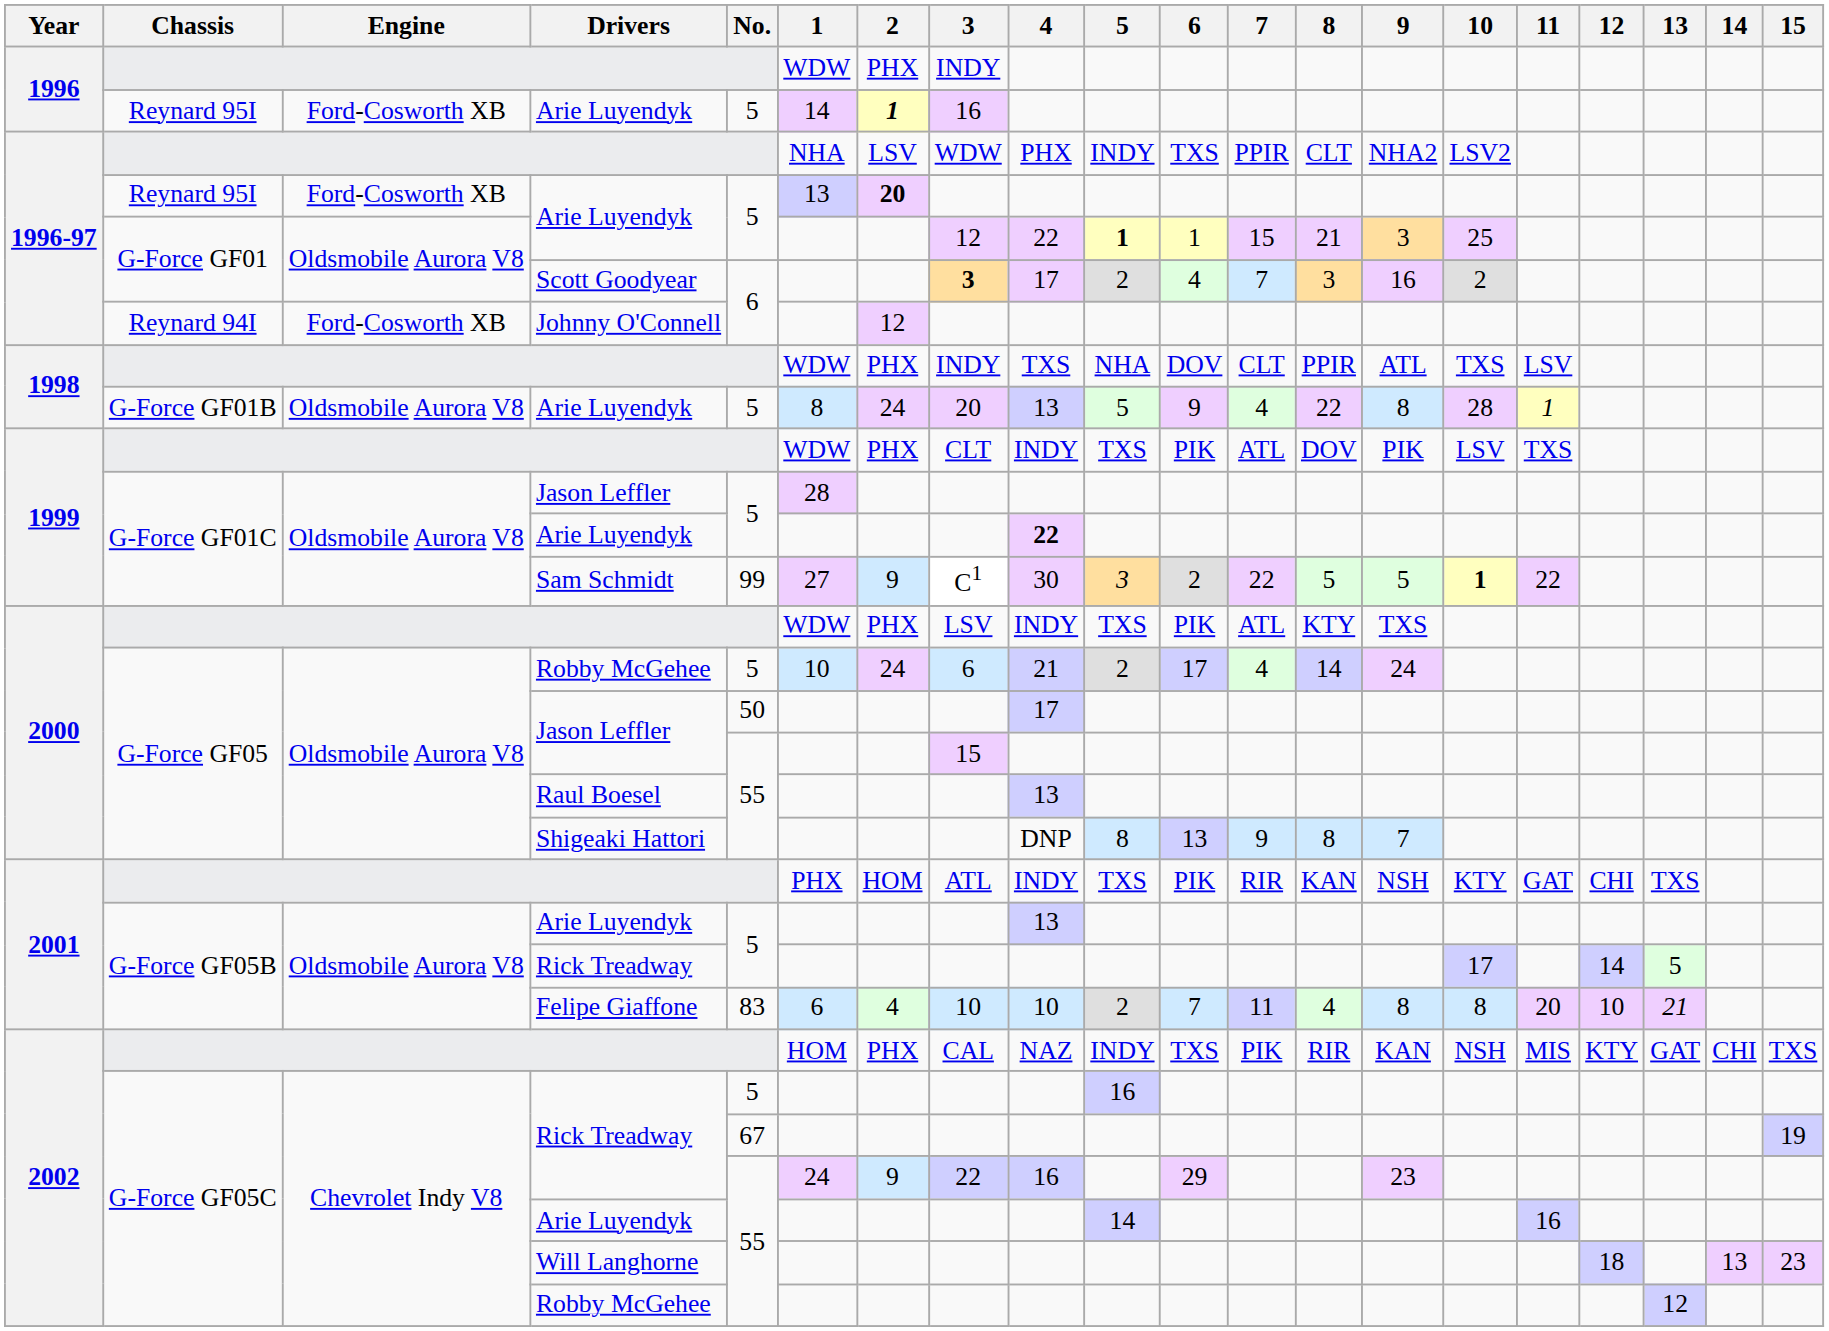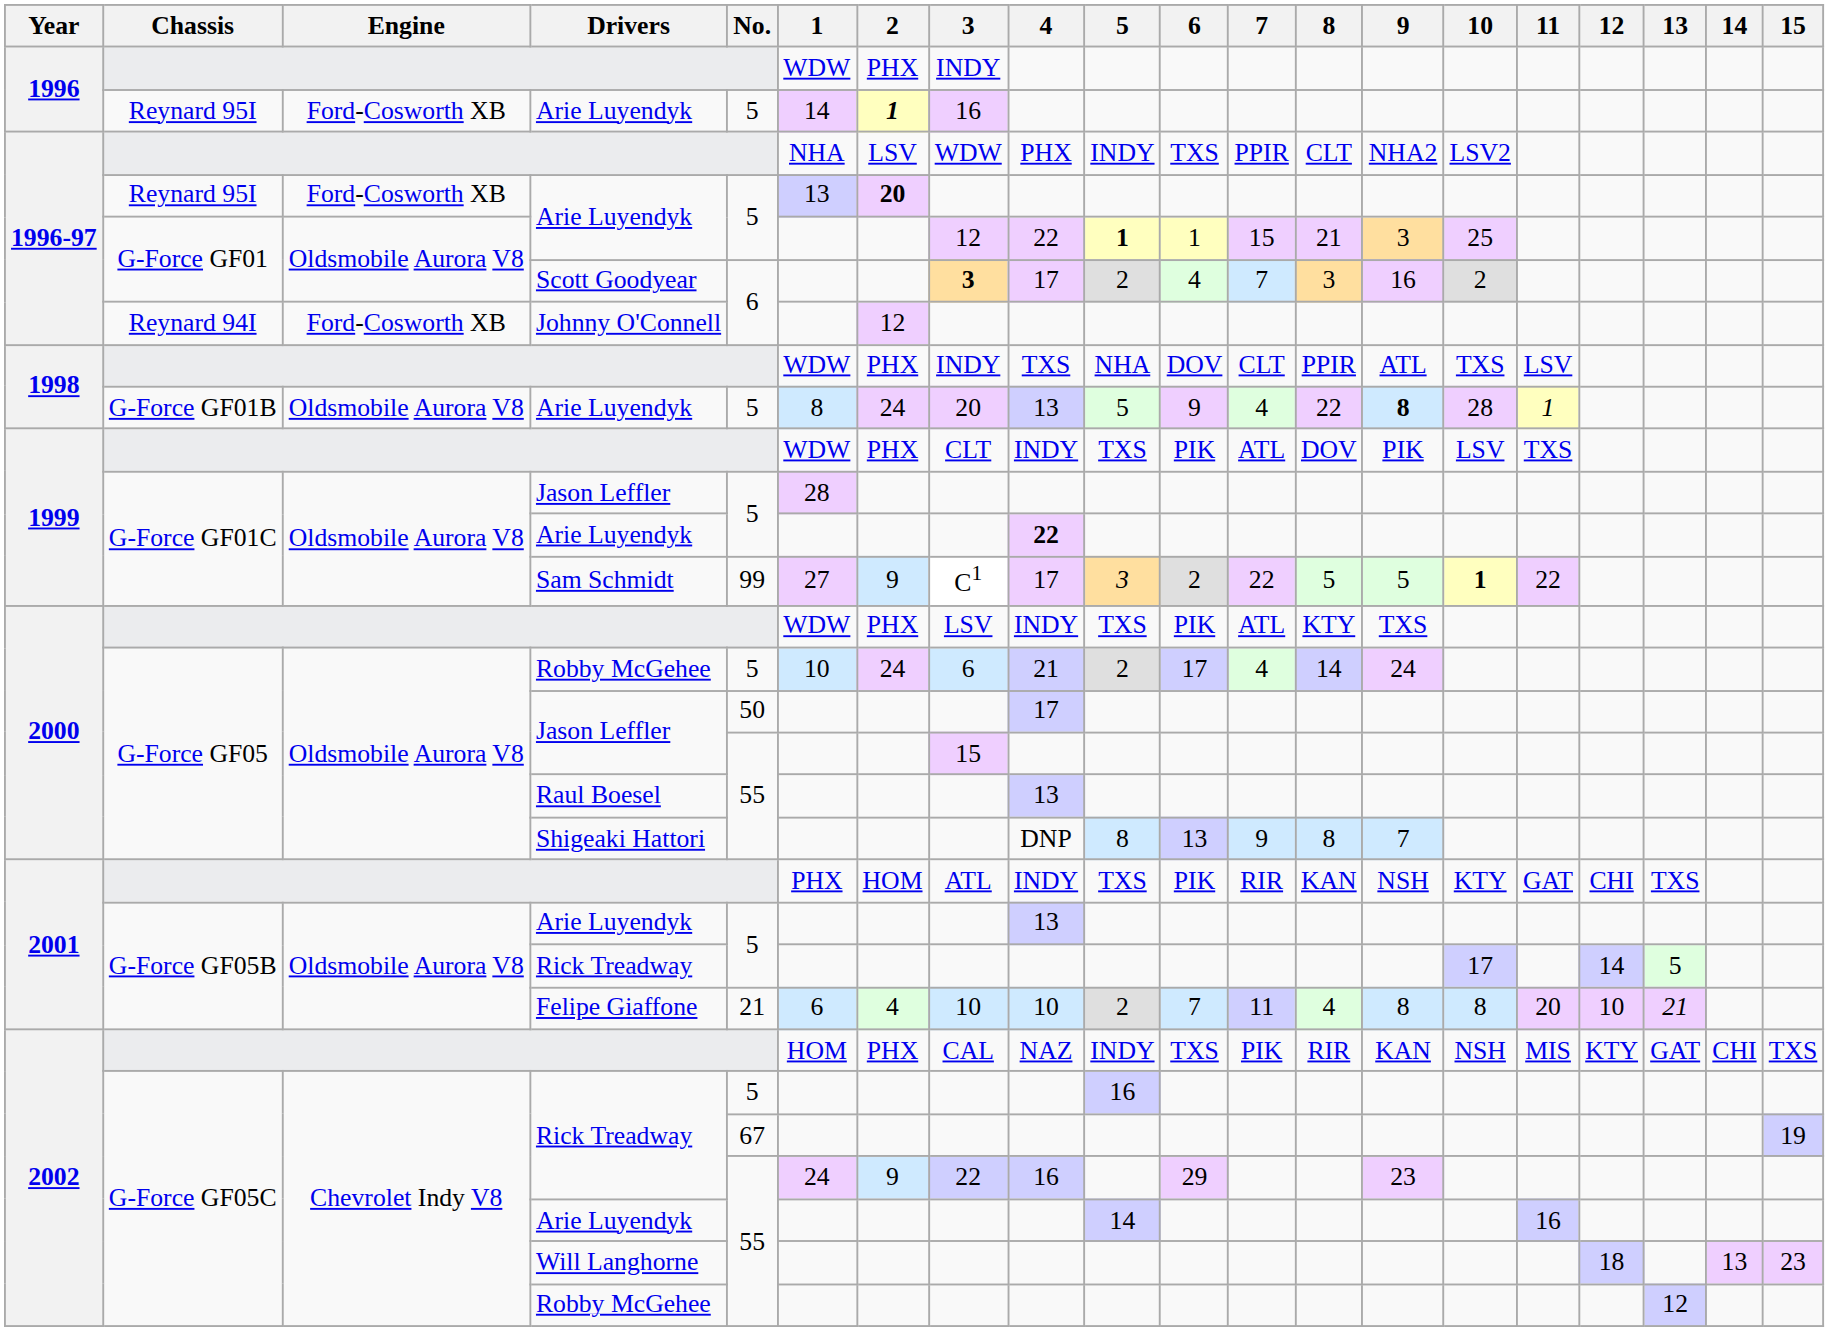(1403, 406) normal -> (1403, 406) bold
(1046, 579) 30 -> (1046, 579) 17
(752, 1007) 83 -> (752, 1007) 21
